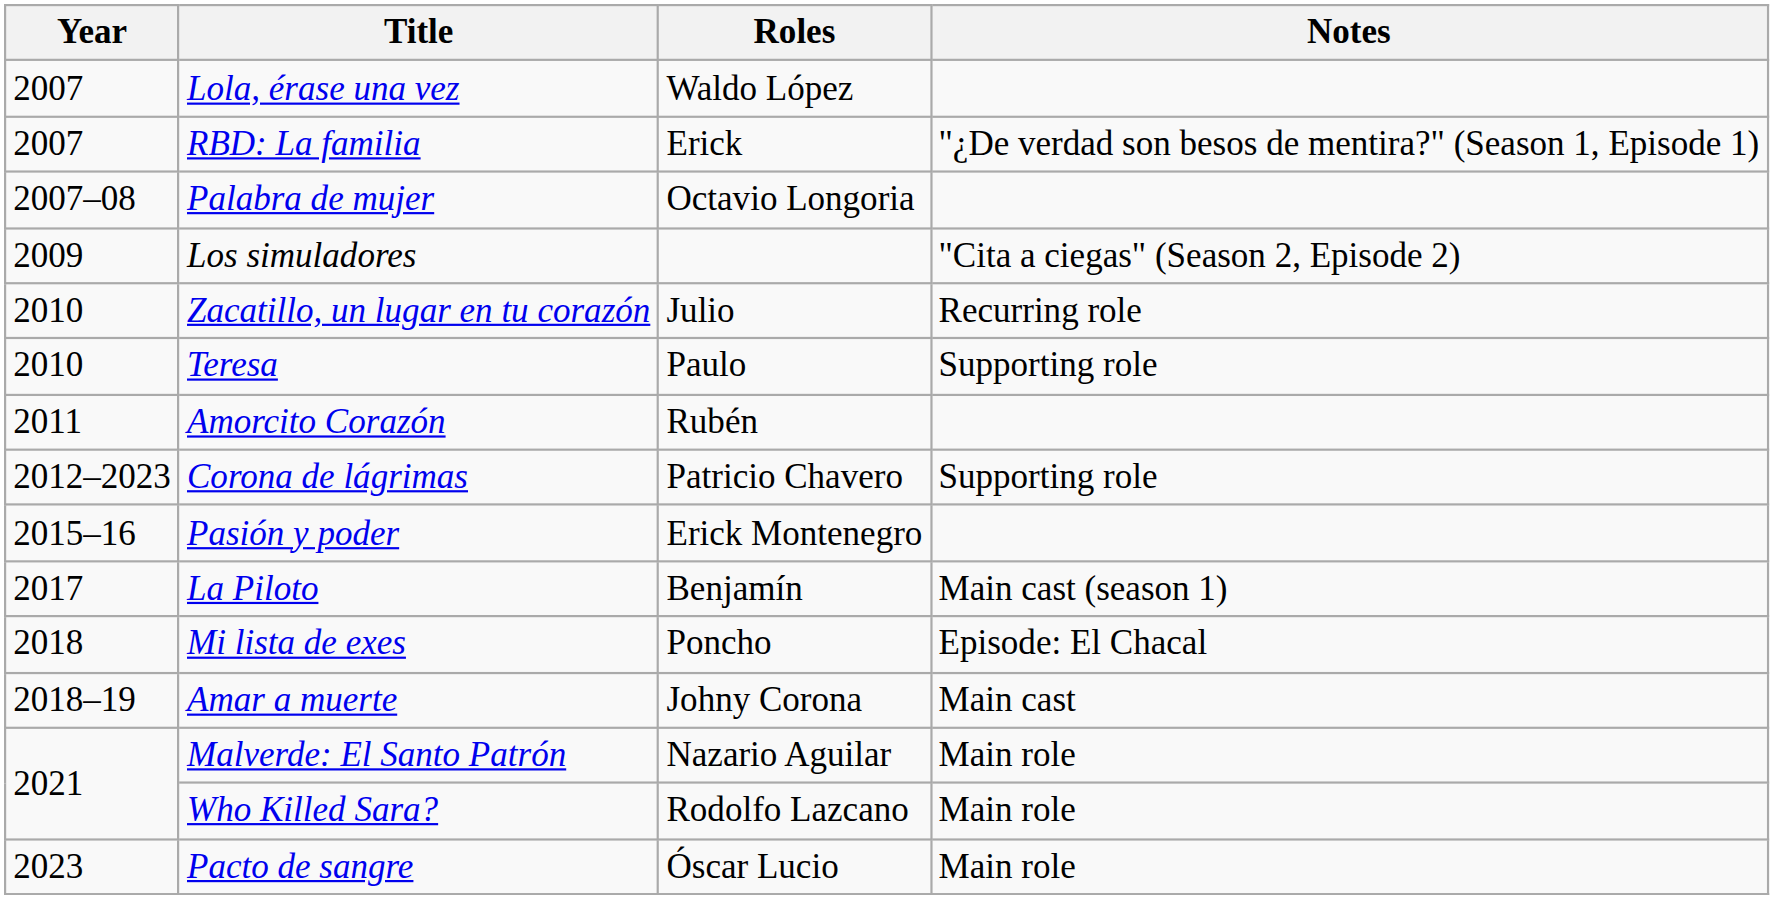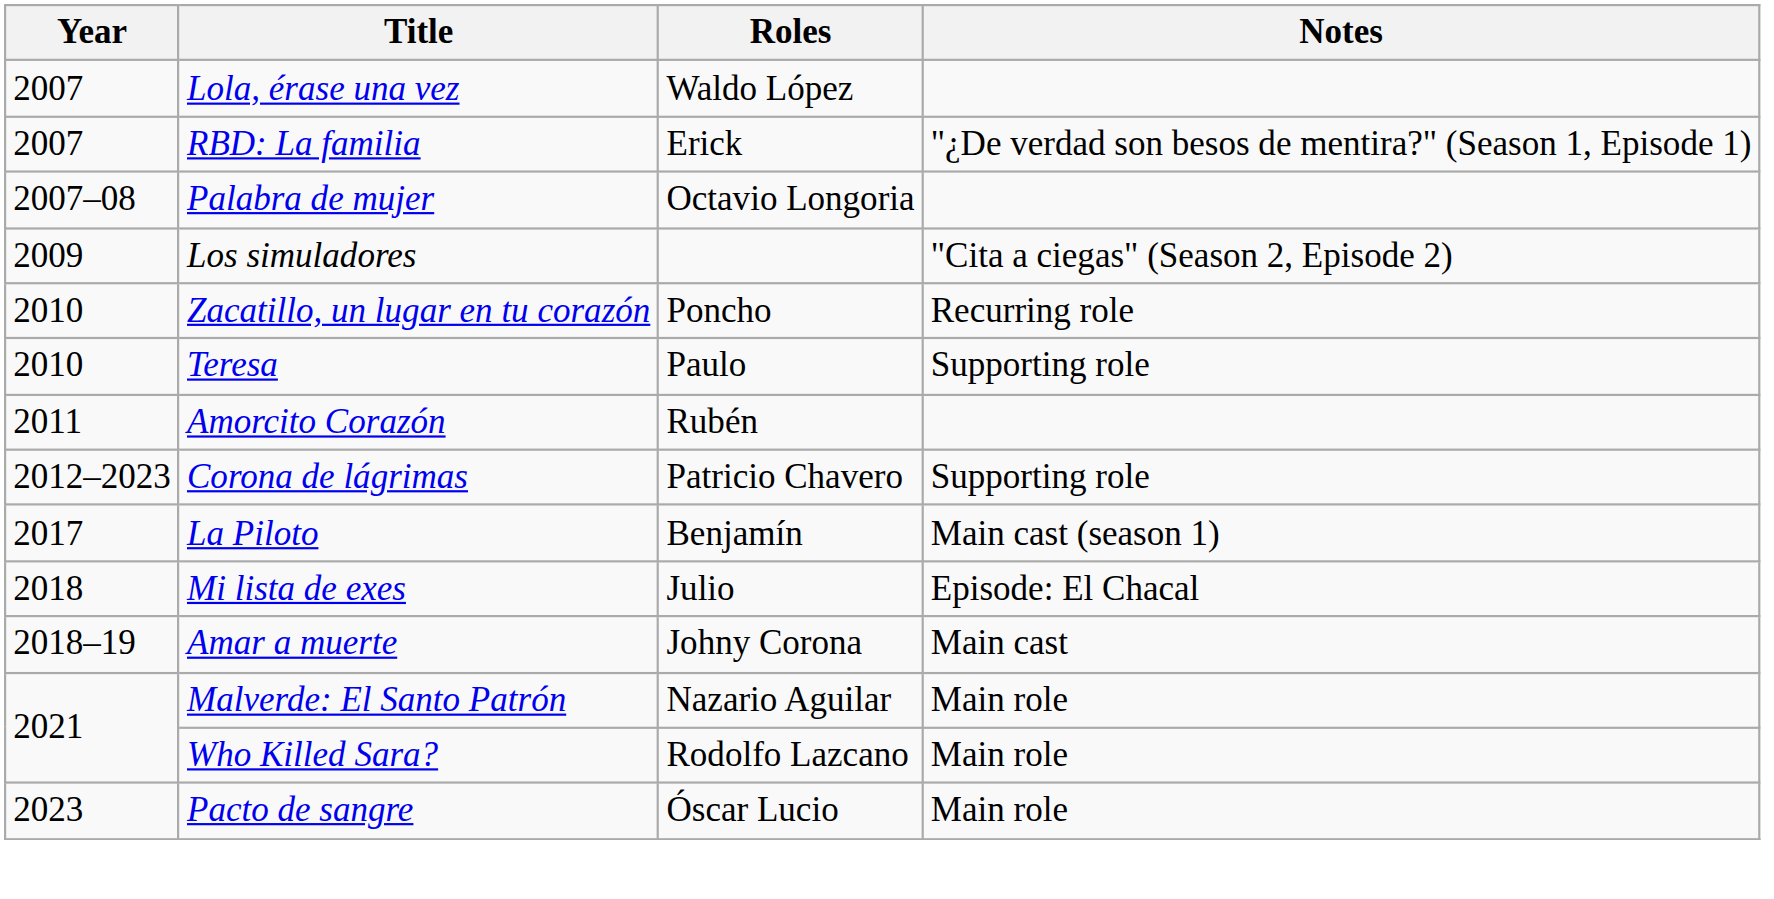(701, 310) Julio -> (719, 310) Poncho
- row: (293, 532)
(719, 643) Poncho -> (701, 587) Julio
